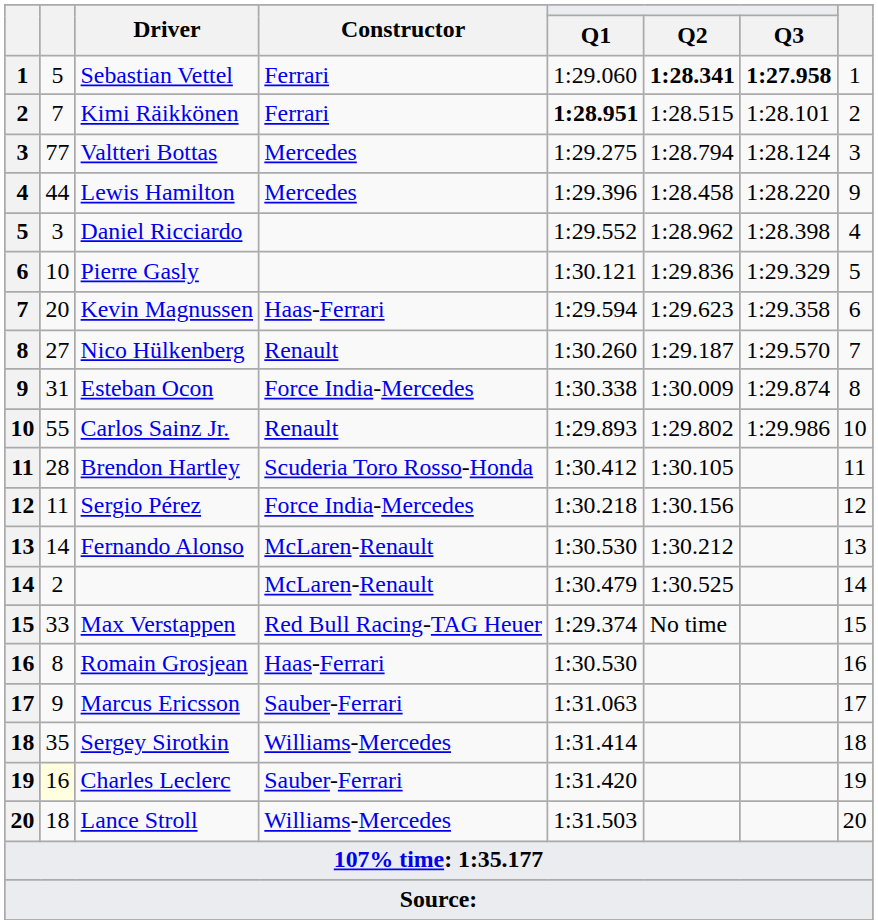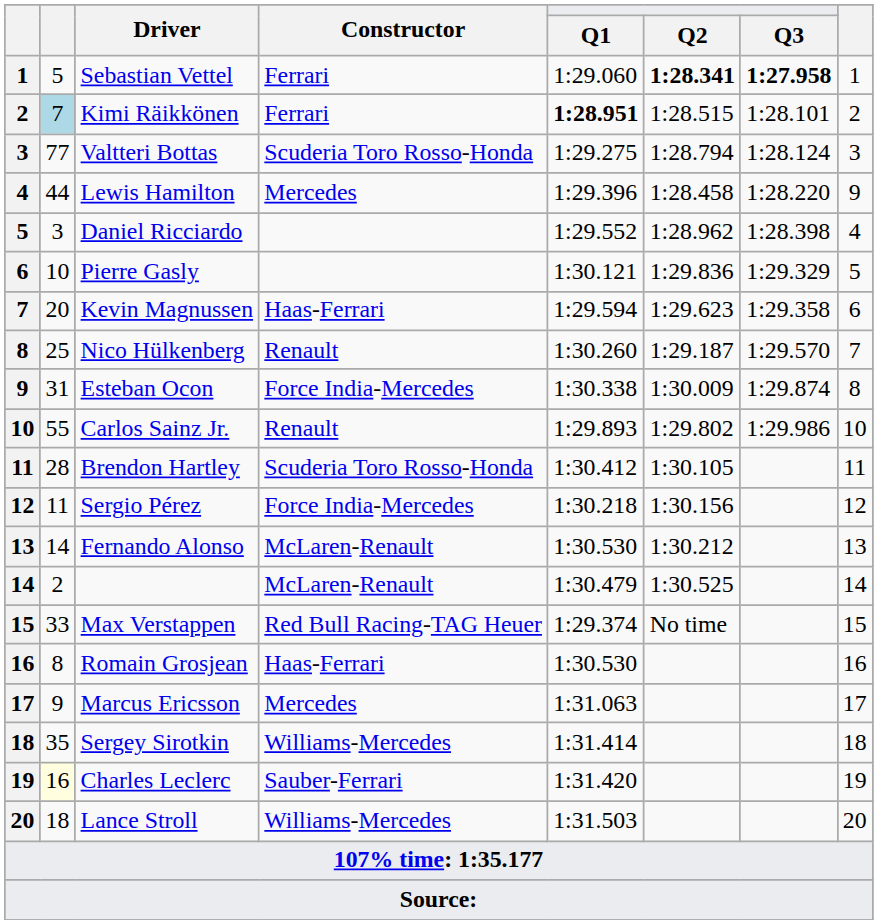(57, 113) no background -> (57, 113) lightblue background
(311, 152) Mercedes -> (399, 152) Scuderia Toro Rosso-Honda
(57, 349) 27 -> (57, 349) 25
(333, 702) Sauber-Ferrari -> (311, 702) Mercedes
